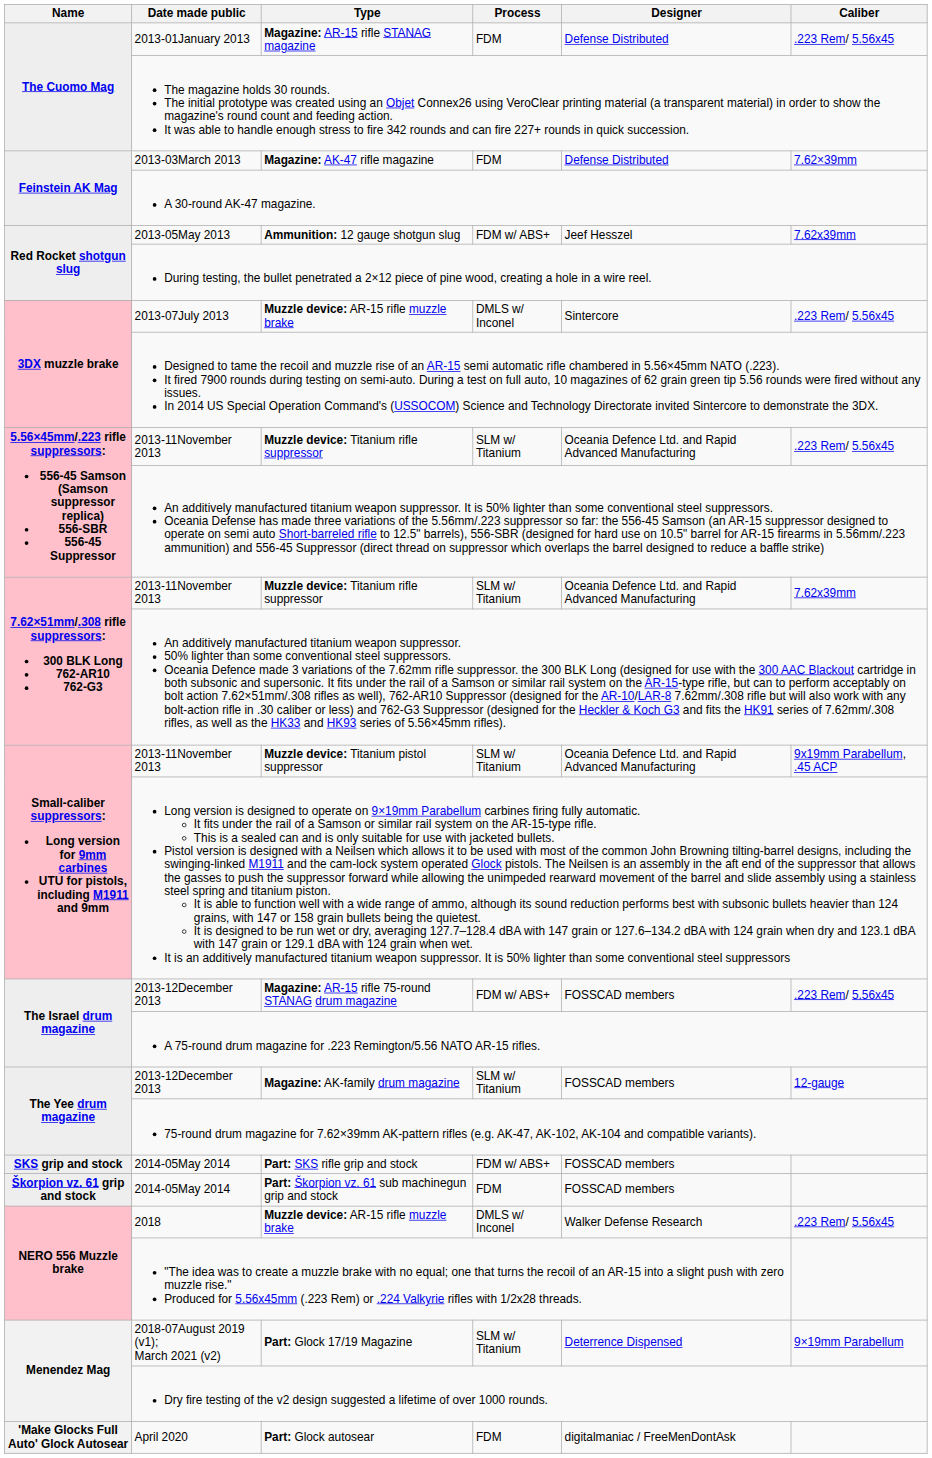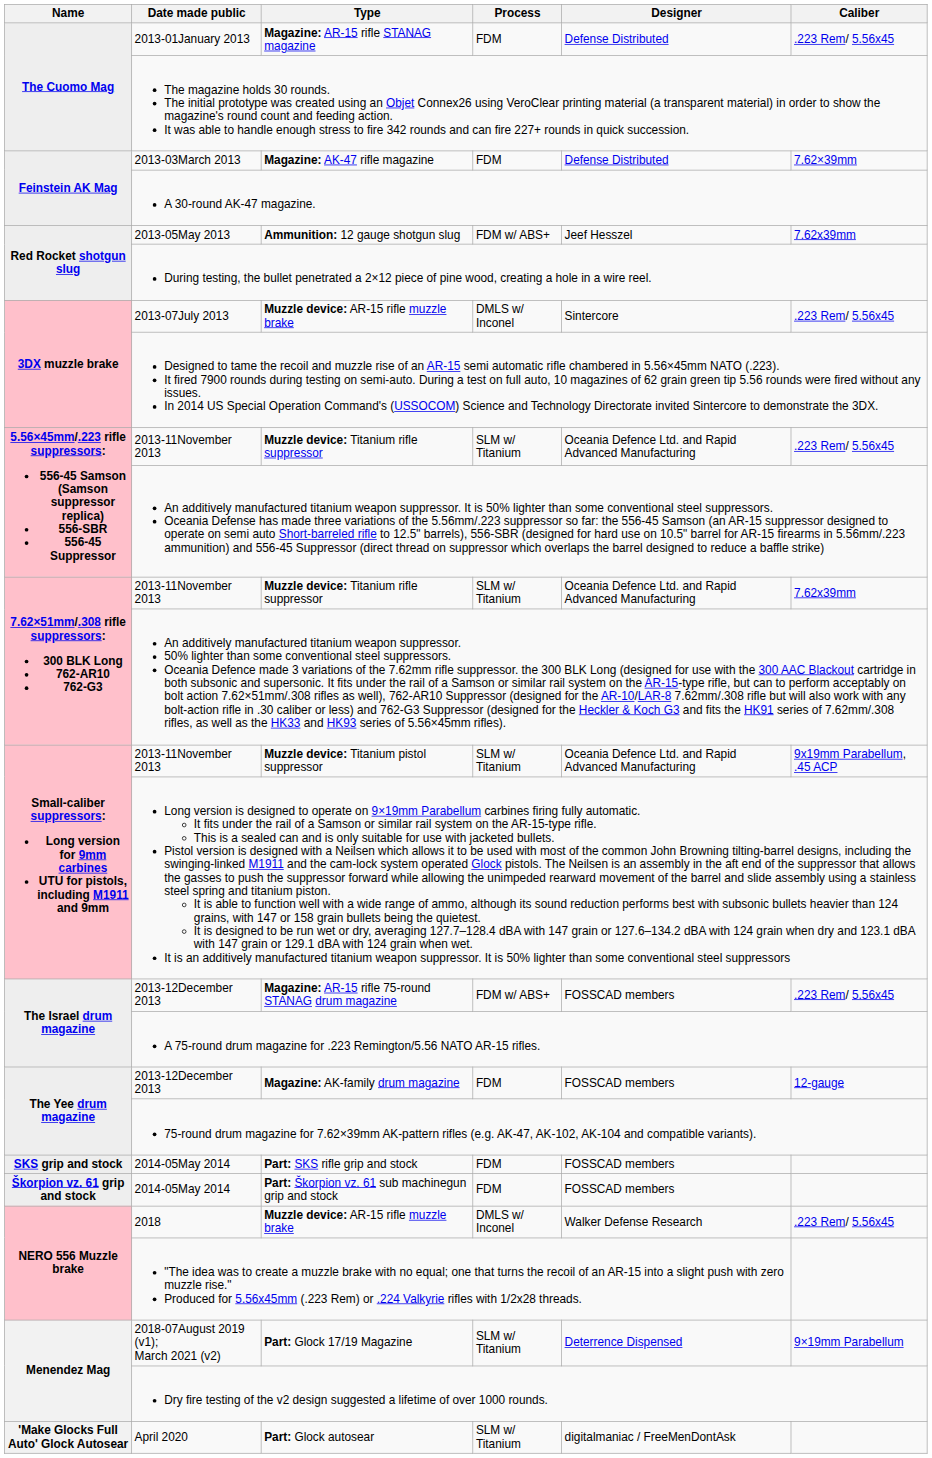(498, 1083) SLM w/ Titanium -> (489, 1083) FDM
(513, 1164) FDM w/ ABS+ -> (489, 1164) FDM
(489, 1437) FDM -> (498, 1437) SLM w/ Titanium
